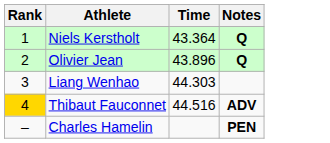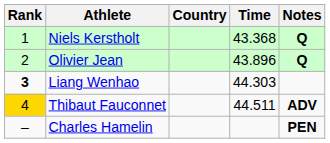+ column: (199, 15)
(194, 37) 43.364 -> (254, 37) 43.368
(25, 82) normal -> (25, 82) bold
(194, 104) 44.516 -> (254, 104) 44.511
